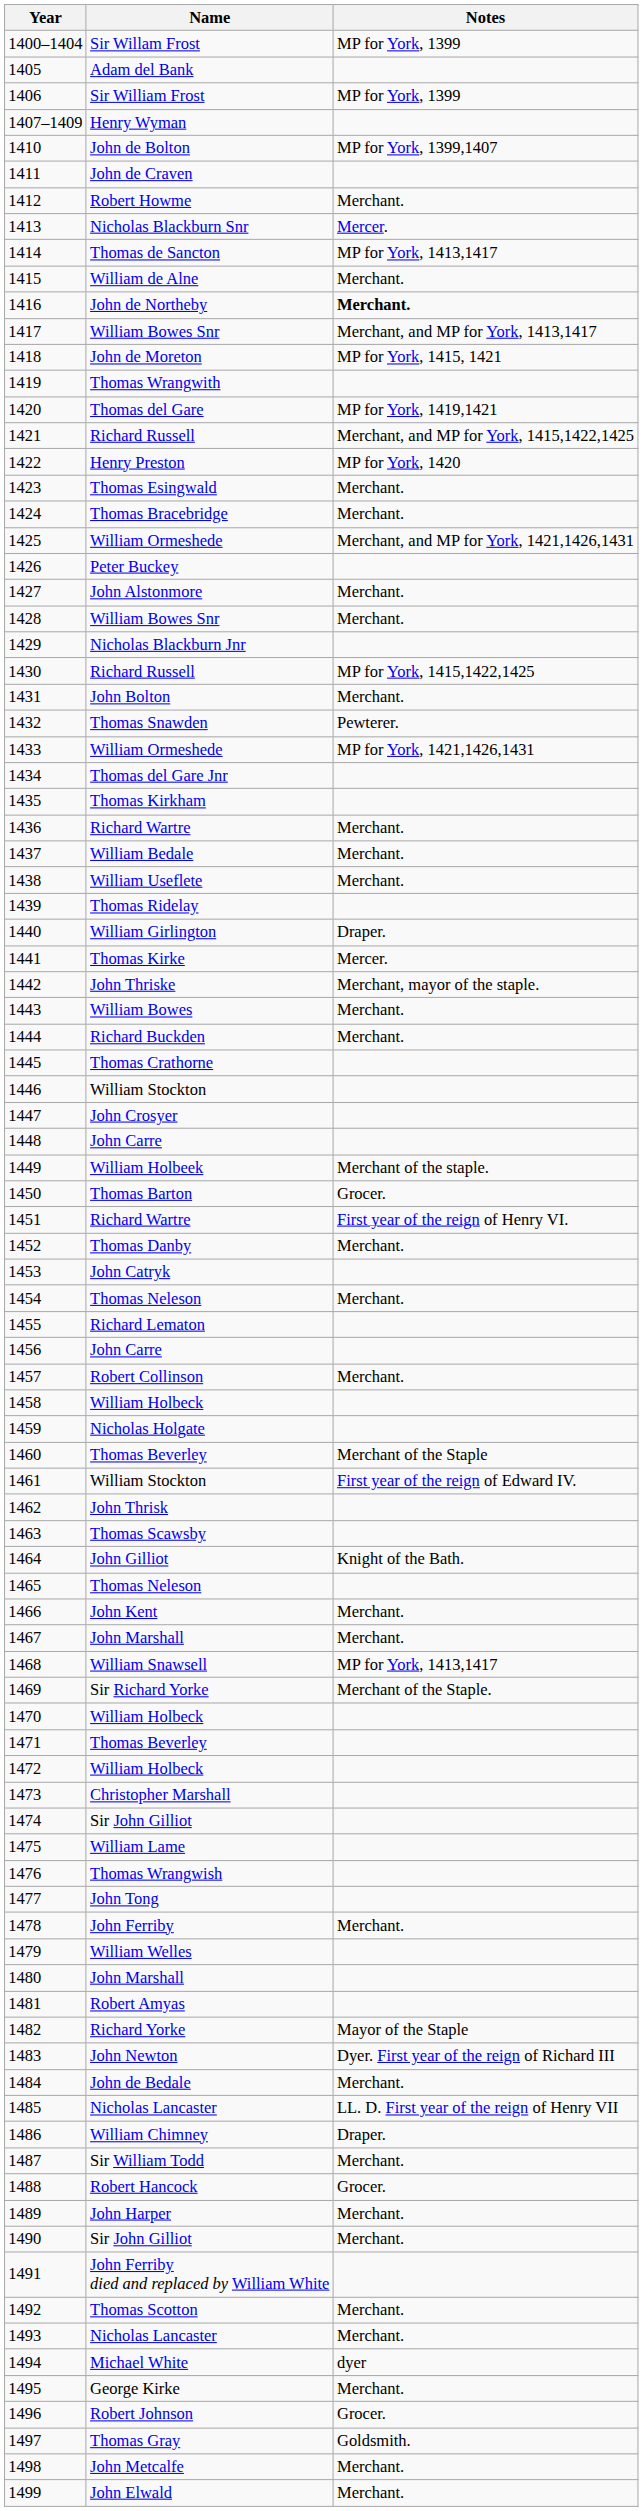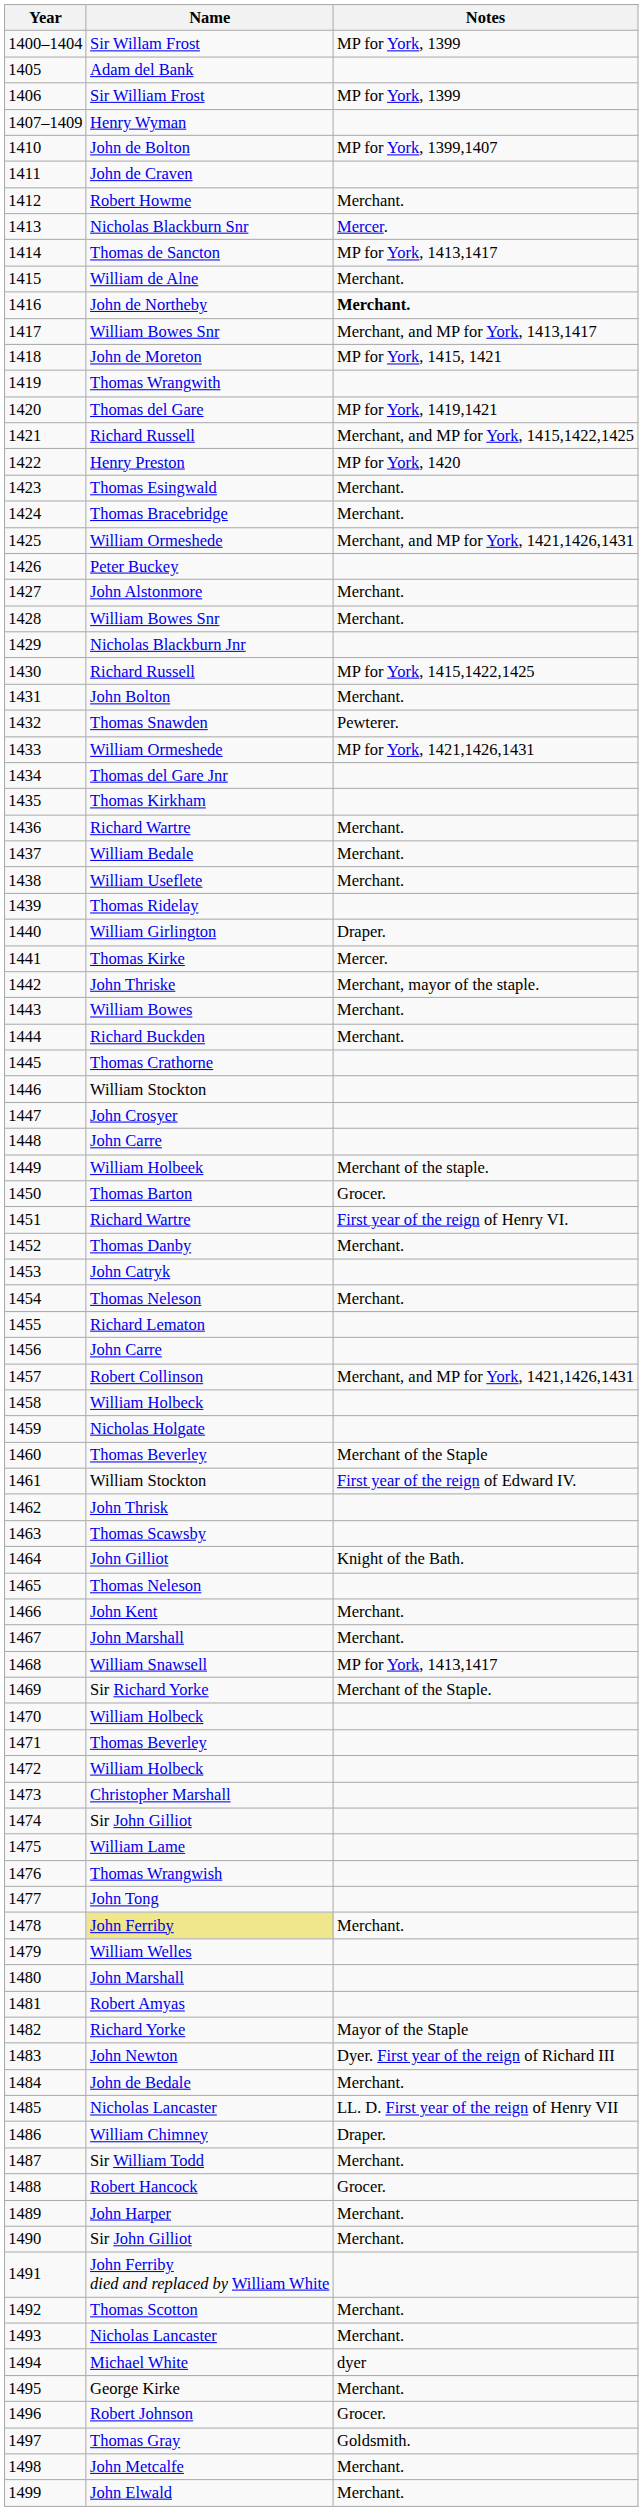(371, 1376) Merchant. -> (485, 1376) Merchant, and MP for York, 1421,1426,1431
(132, 1925) no background -> (132, 1925) khaki background
